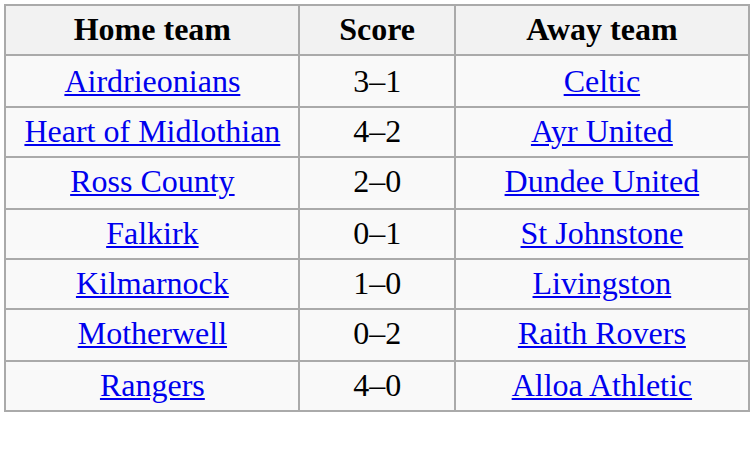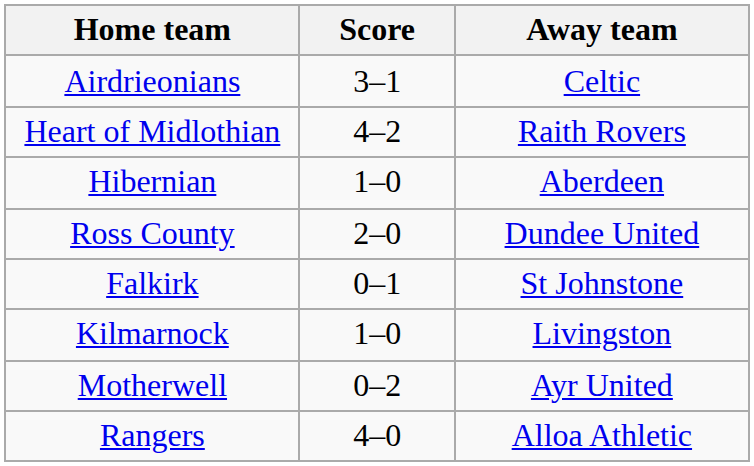(602, 131) Ayr United -> (602, 131) Raith Rovers
+ row: (152, 182)
(602, 334) Raith Rovers -> (602, 385) Ayr United
